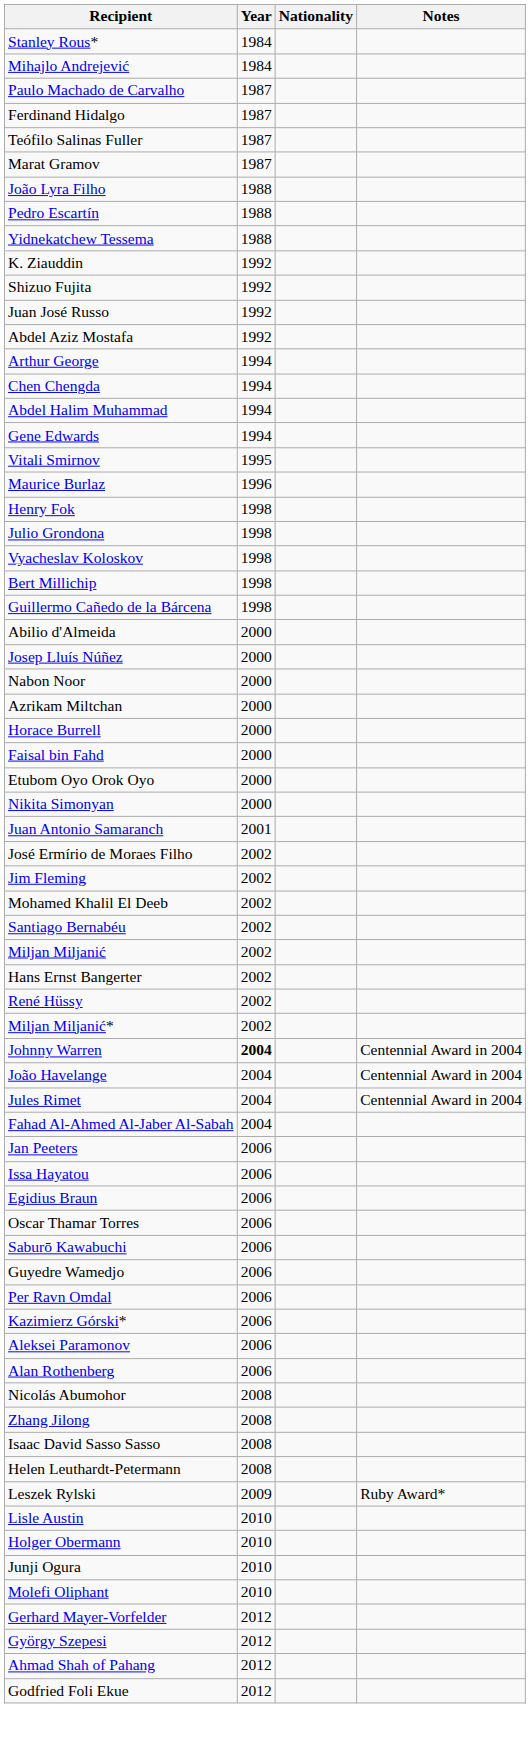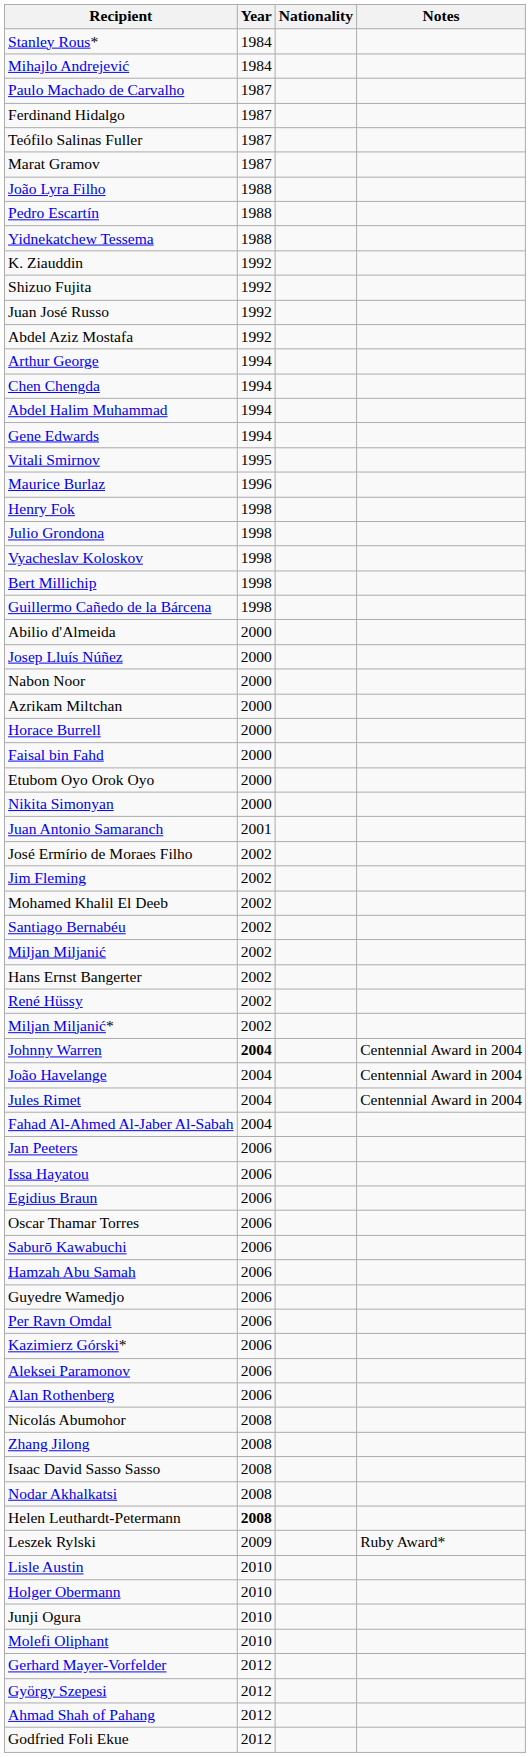+ row: (72, 1272)
+ row: (63, 1493)
(256, 1469) normal -> (256, 1518) bold
